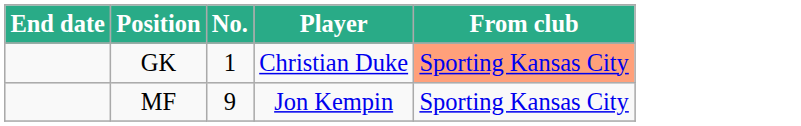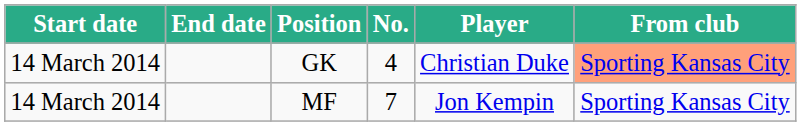+ column: (85, 23)
(230, 62) 1 -> (391, 62) 4
(230, 101) 9 -> (391, 101) 7
